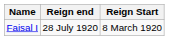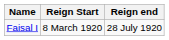columns swapped: (132, 12) <-> (70, 12)
